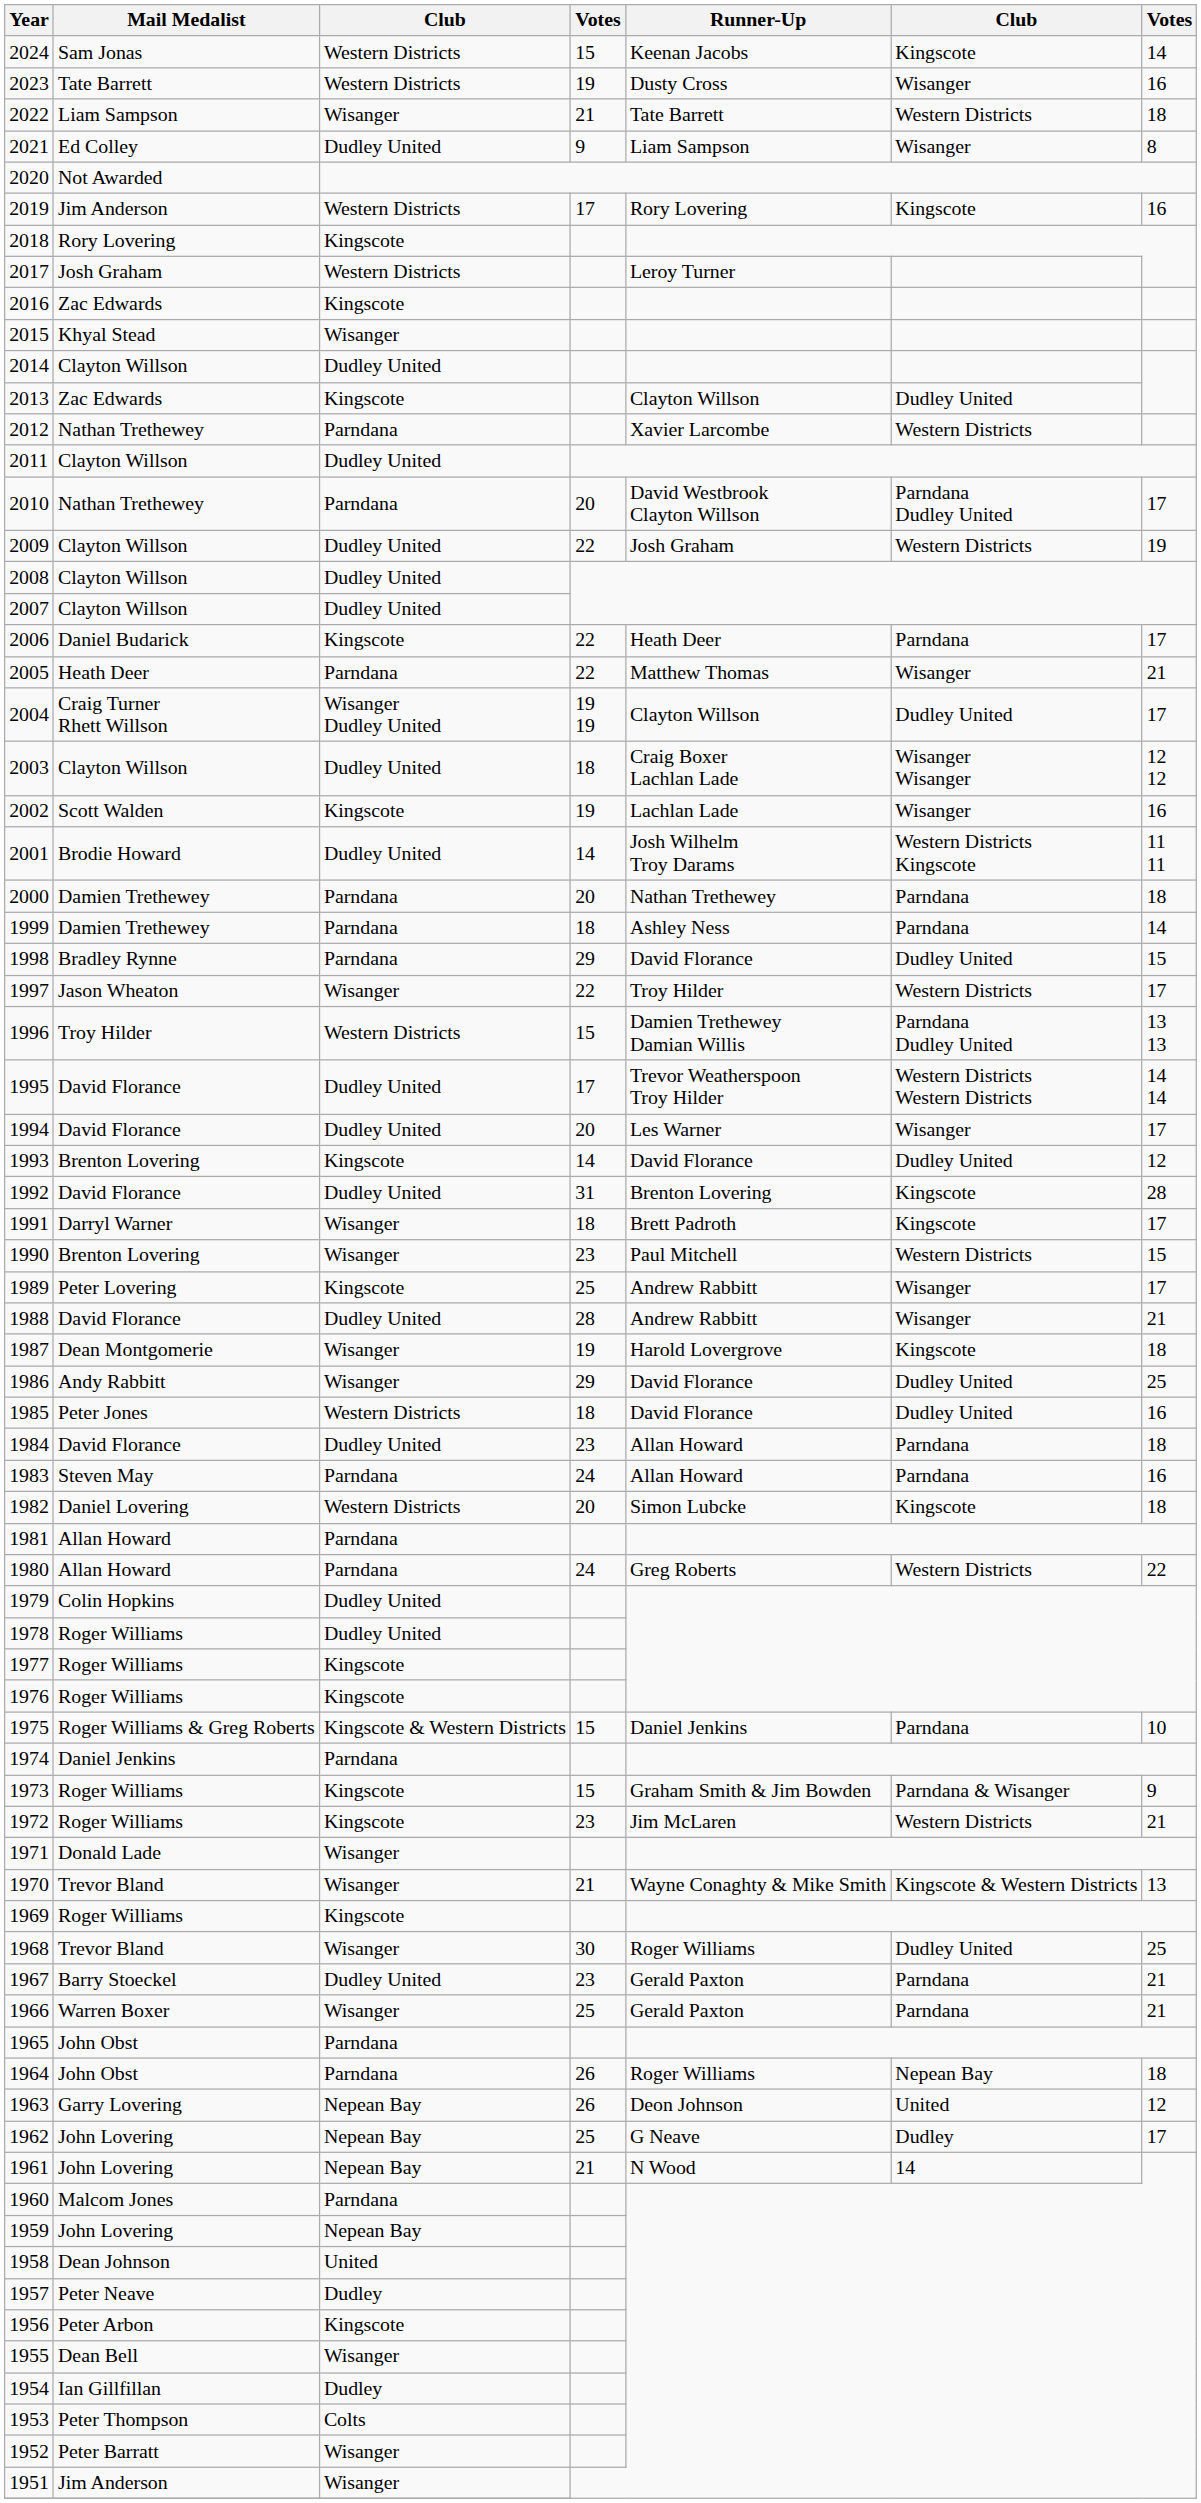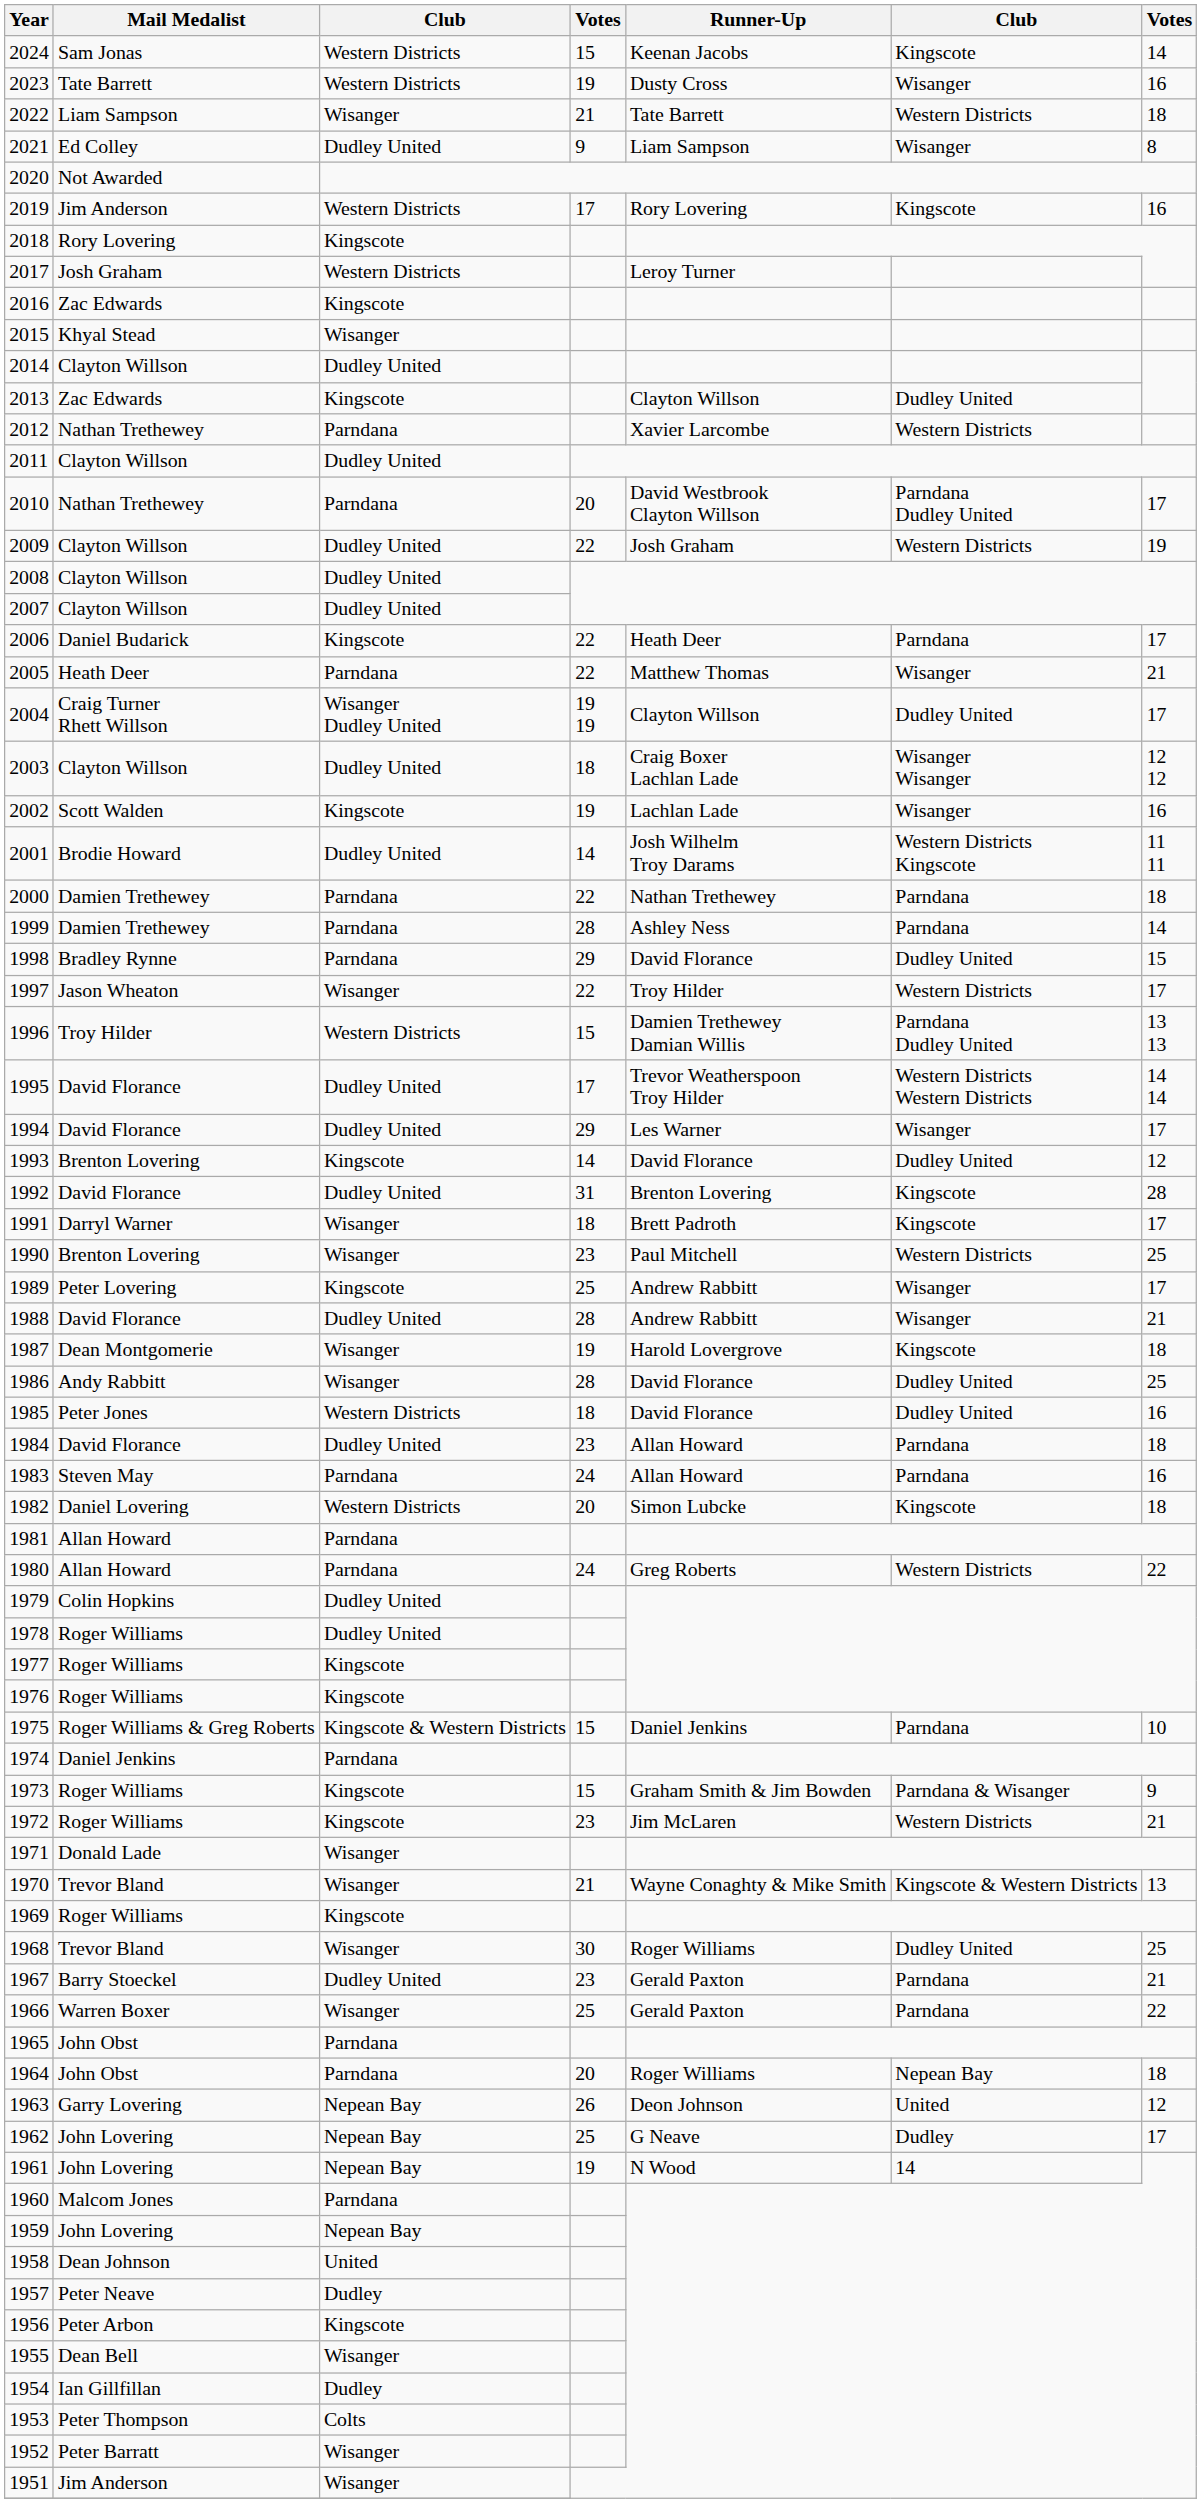(585, 896) 20 -> (585, 896) 22
(585, 927) 18 -> (585, 927) 28
(585, 1129) 20 -> (585, 1129) 29
(1157, 1255) 15 -> (1157, 1255) 25
(585, 1381) 29 -> (585, 1381) 28
(1157, 2010) 21 -> (1157, 2010) 22
(585, 2073) 26 -> (585, 2073) 20
(585, 2167) 21 -> (585, 2167) 19
